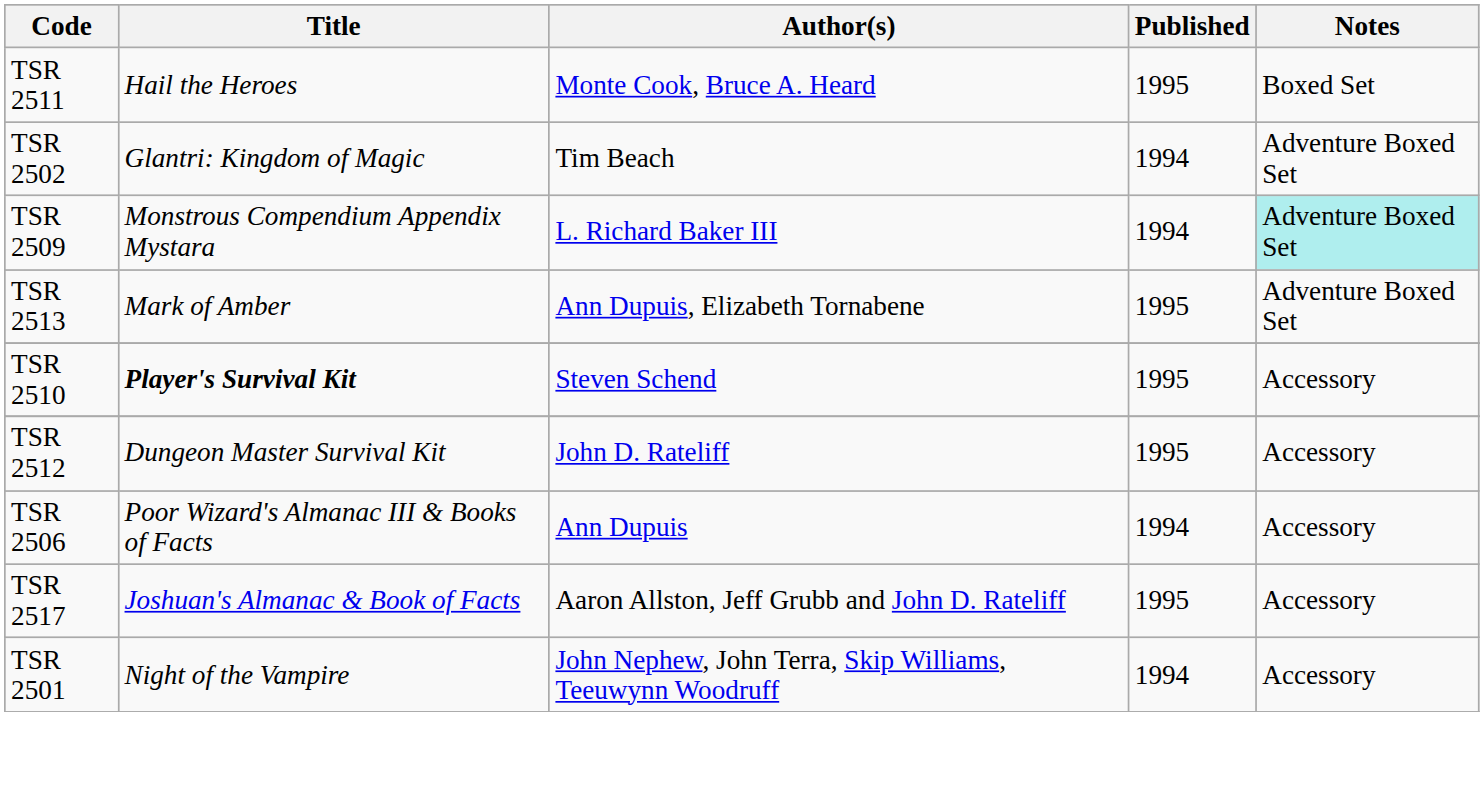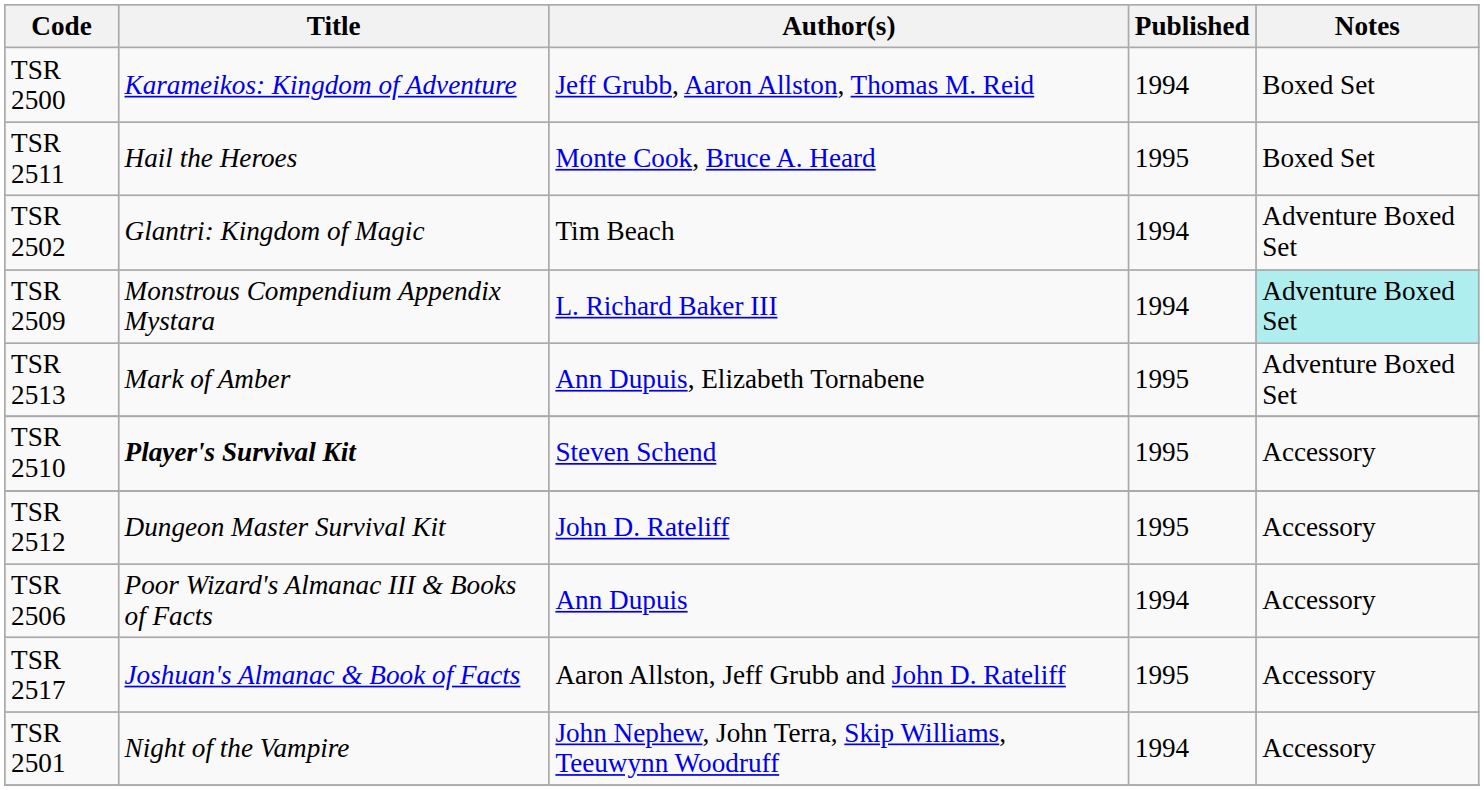+ row: (38, 84)
